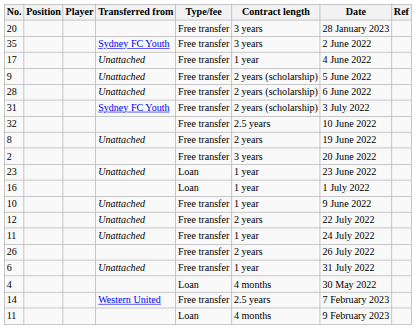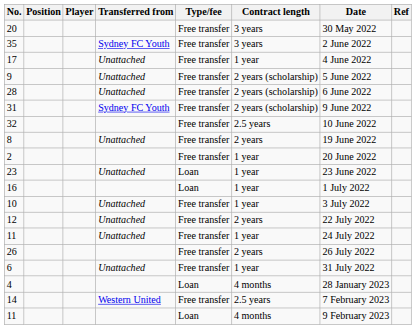(356, 28) 28 January 2023 -> (349, 28) 30 May 2022
(346, 108) 3 July 2022 -> (347, 108) 9 June 2022
(248, 156) 3 years -> (246, 156) 1 year
(347, 204) 9 June 2022 -> (346, 204) 3 July 2022
(349, 284) 30 May 2022 -> (356, 284) 28 January 2023
